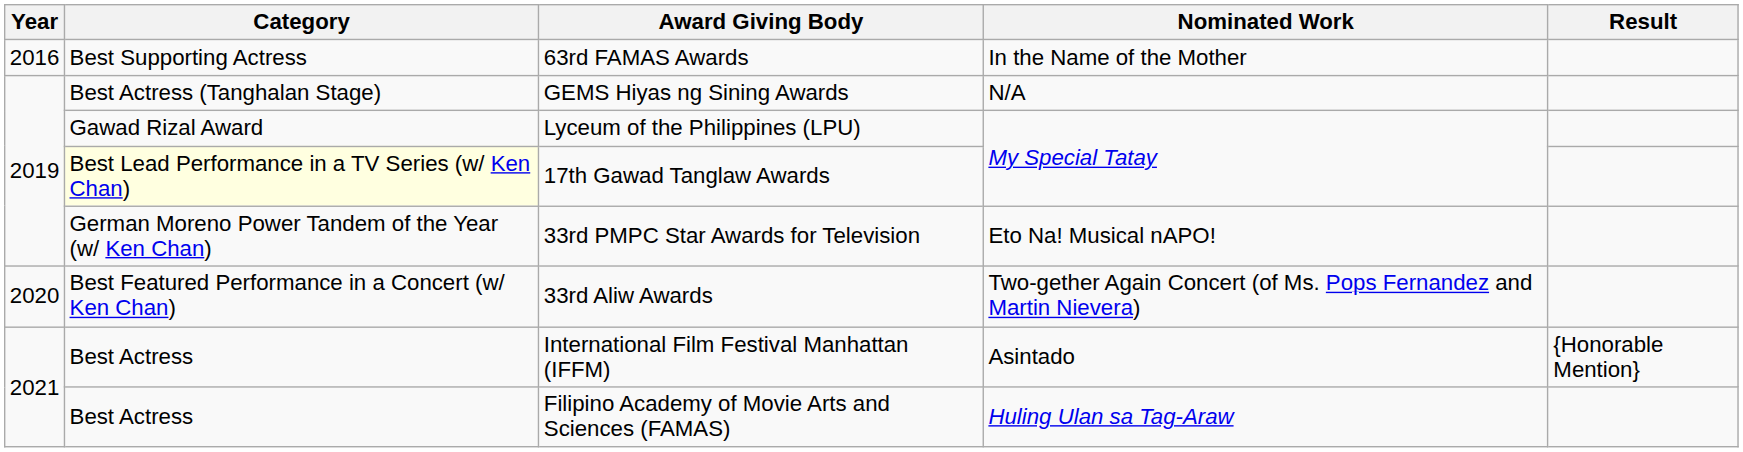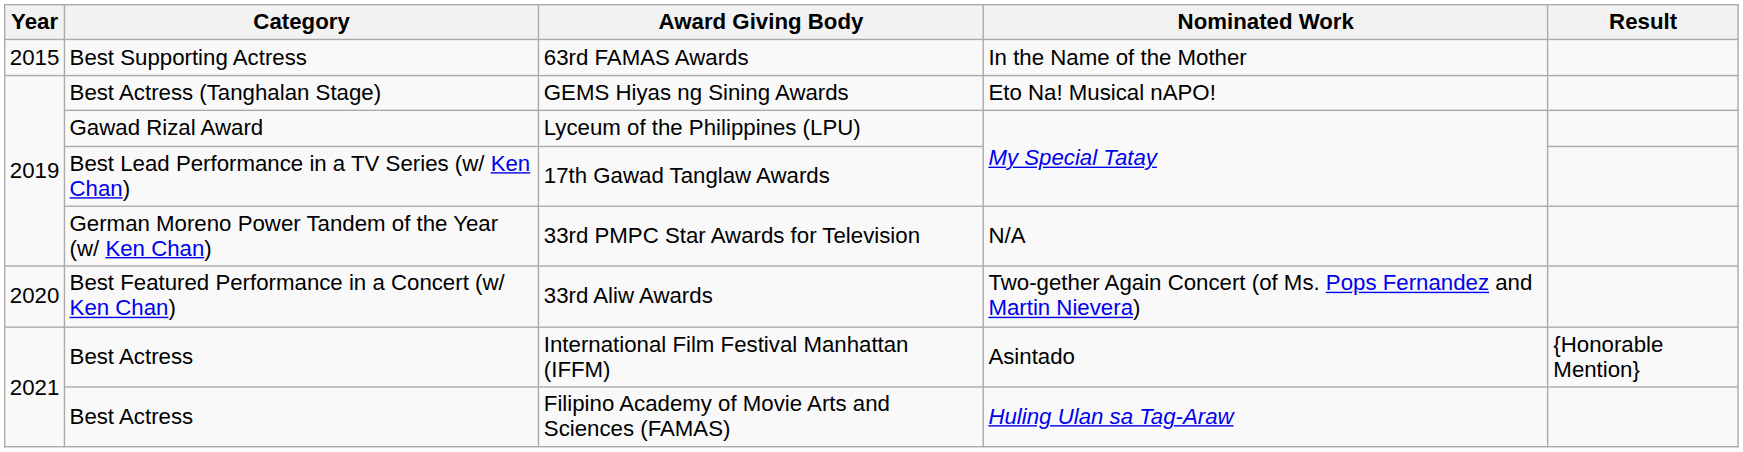(35, 57) 2016 -> (35, 57) 2015
(1007, 92) N/A -> (1102, 92) Eto Na! Musical nAPO!
(300, 175) lightyellow background -> (300, 175) no background
(1102, 236) Eto Na! Musical nAPO! -> (1007, 236) N/A
